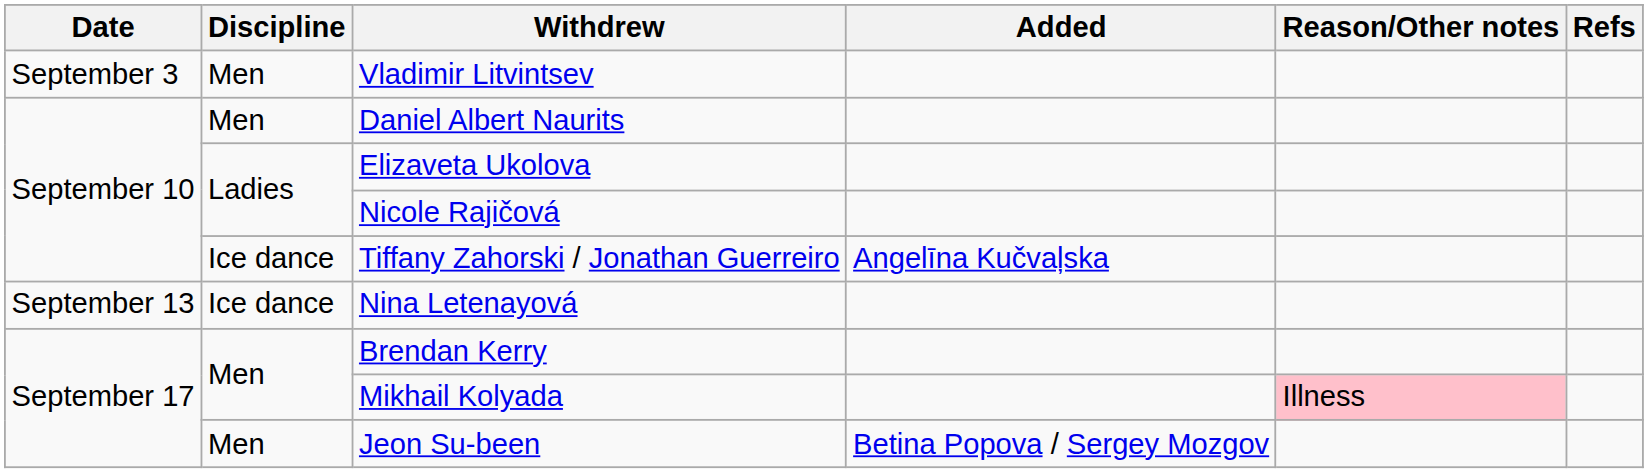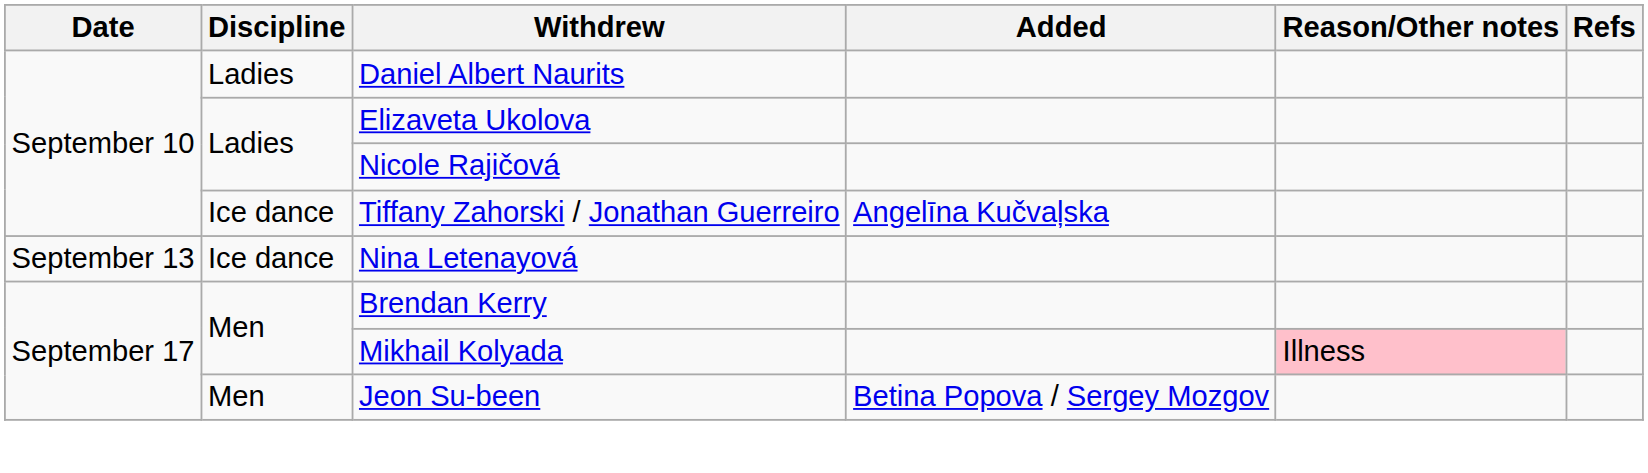- row: (476, 73)
(236, 119) Men -> (251, 73) Ladies
